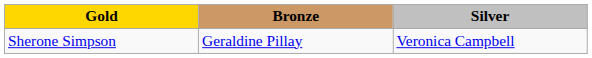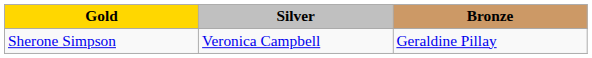columns swapped: (490, 16) <-> (296, 16)
